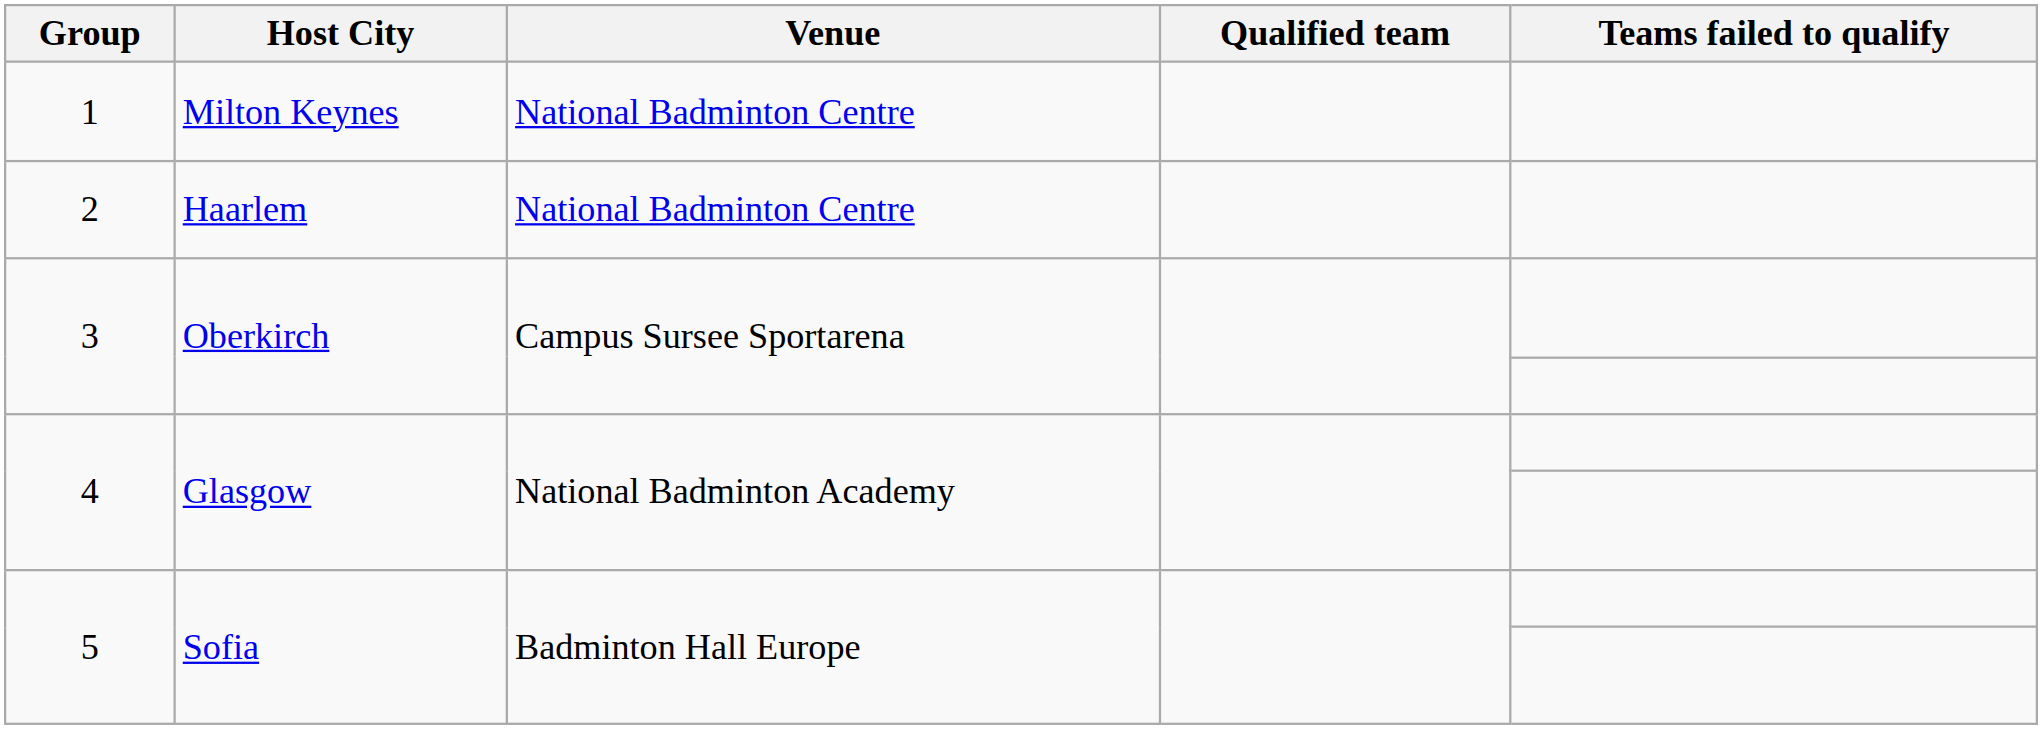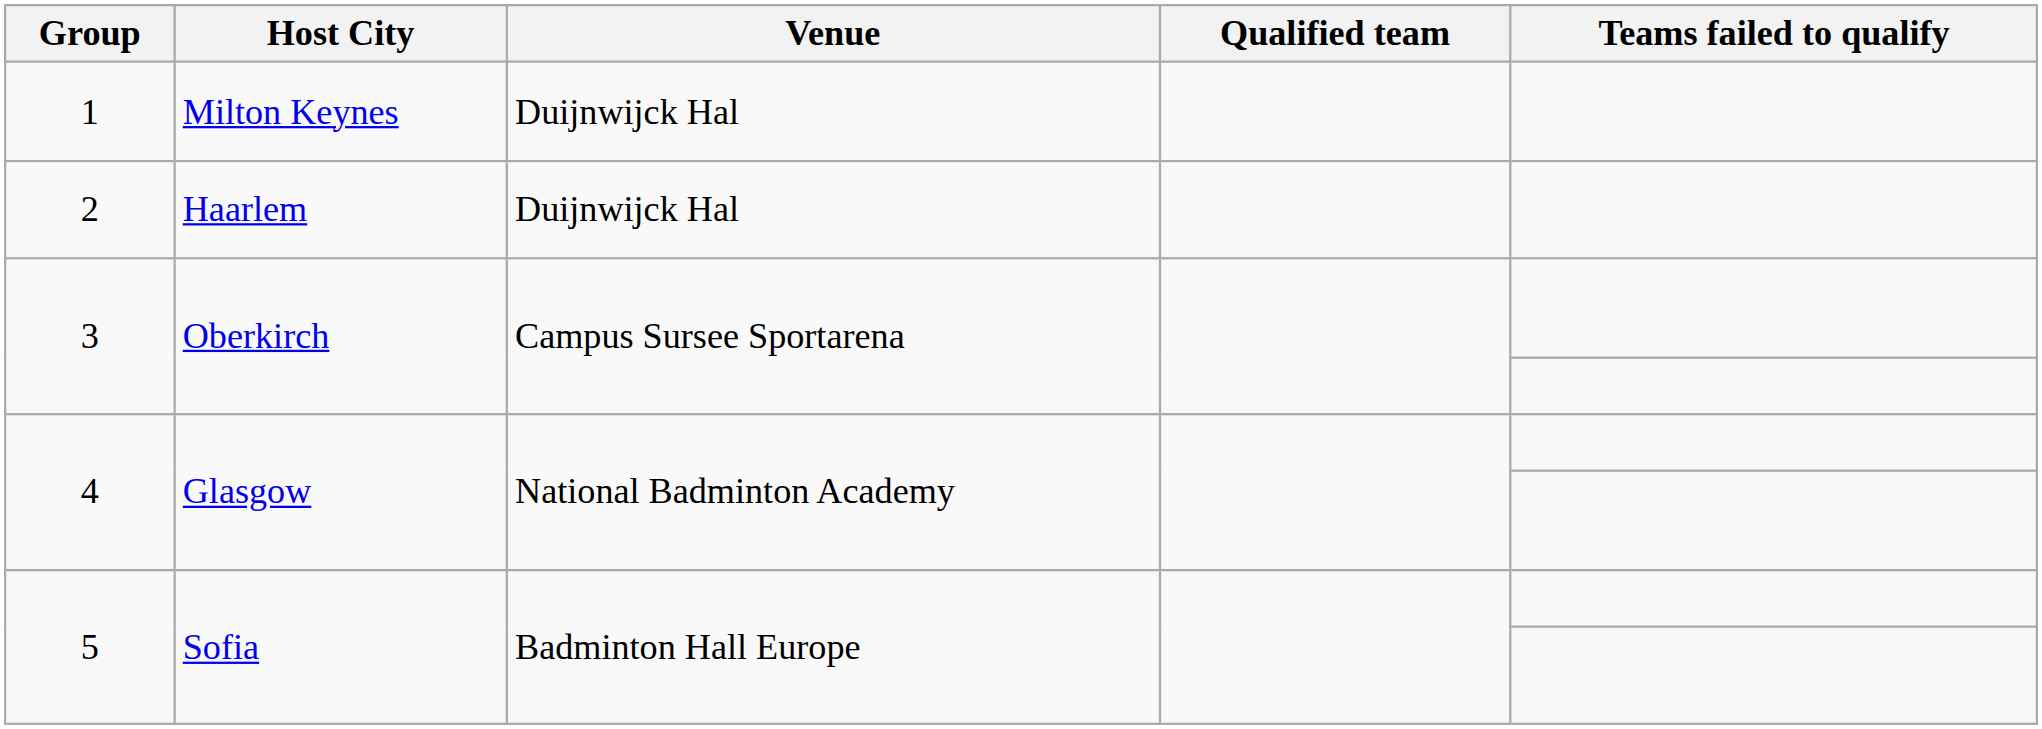(715, 110) National Badminton Centre -> (627, 110) Duijnwijck Hal
(715, 208) National Badminton Centre -> (627, 208) Duijnwijck Hal
